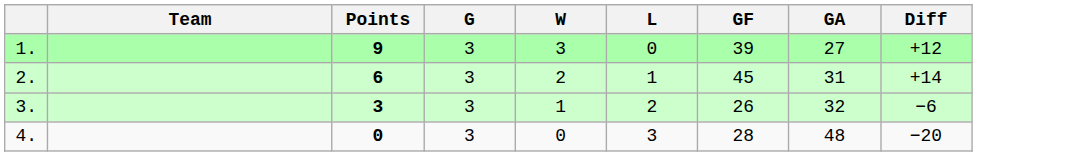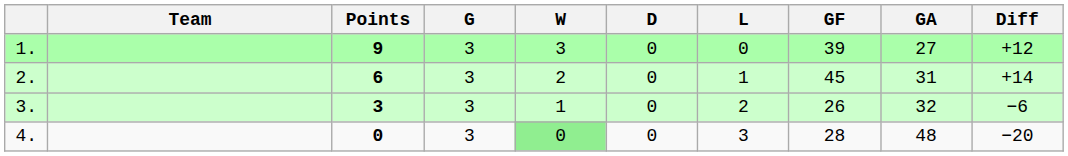+ column: (652, 19)
(561, 136) no background -> (561, 136) lightgreen background
